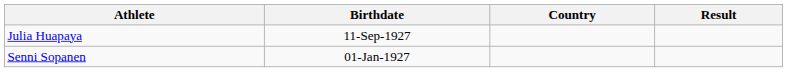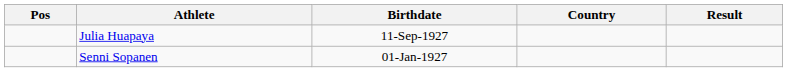+ column: (40, 14)
